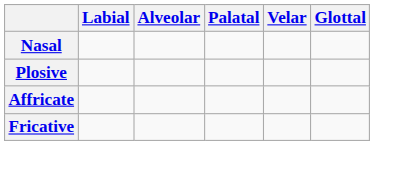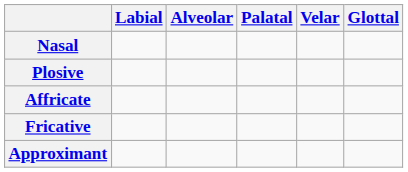+ row: (58, 153)
